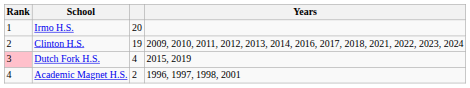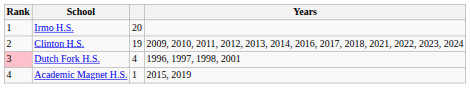(169, 59) 2015, 2019 -> (194, 59) 1996, 1997, 1998, 2001
(135, 75) 2 -> (135, 75) 1
(194, 75) 1996, 1997, 1998, 2001 -> (169, 75) 2015, 2019
